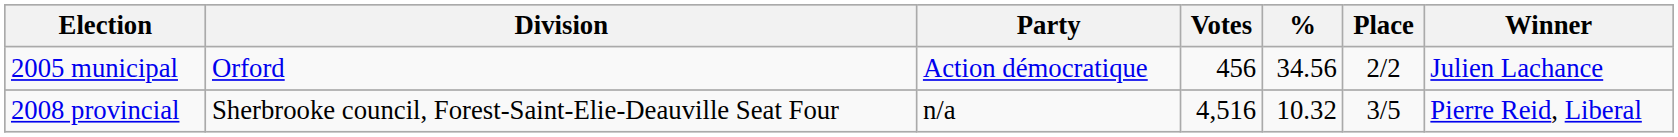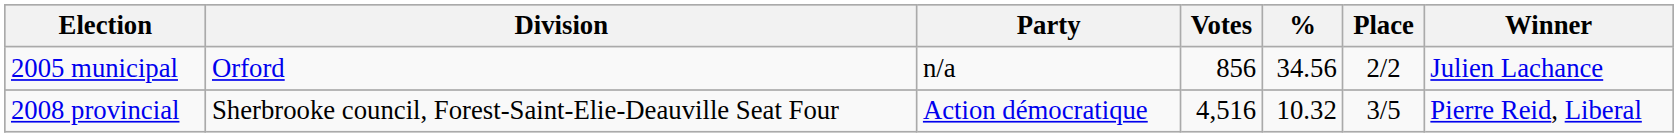(1035, 68) Action démocratique -> (939, 68) n/a
(1236, 68) 456 -> (1236, 68) 856
(939, 110) n/a -> (1035, 110) Action démocratique
